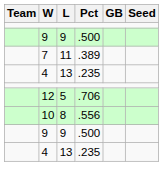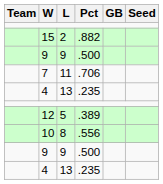+ row: (48, 37)
(89, 55) .389 -> (89, 73) .706
(89, 97) .706 -> (89, 115) .389
